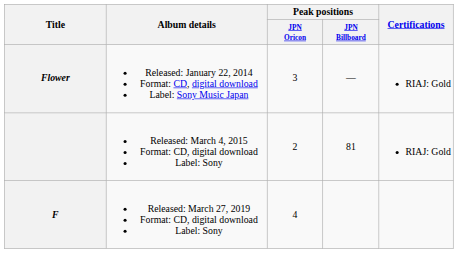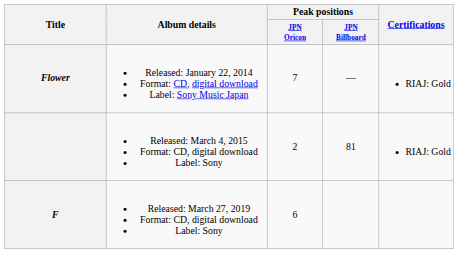(295, 78) 3 -> (295, 78) 7
(295, 214) 4 -> (295, 214) 6
